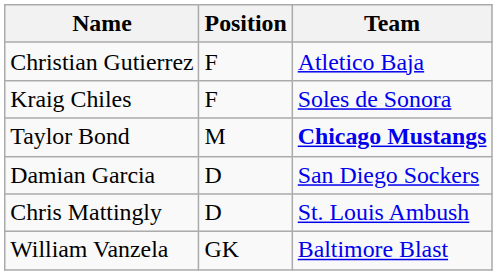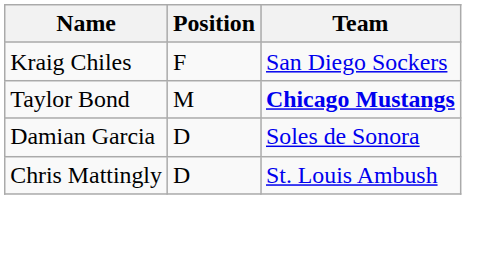- row: (102, 61)
(375, 99) Soles de Sonora -> (357, 61) San Diego Sockers
(388, 174) San Diego Sockers -> (343, 136) Soles de Sonora
- row: (89, 250)
